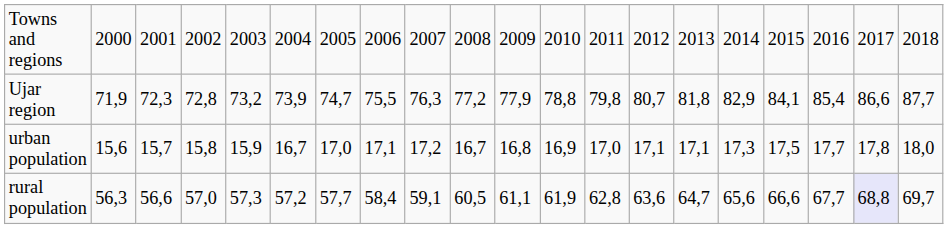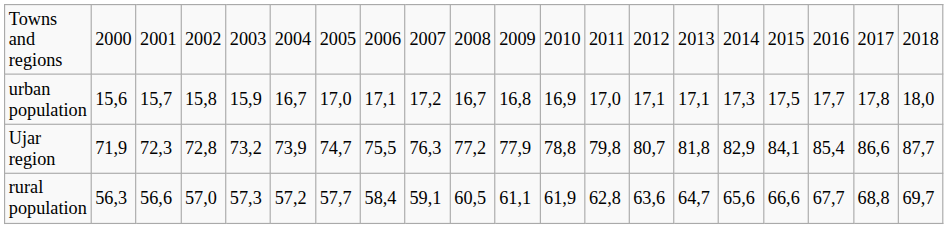rows swapped: (32, 99) <-> (48, 148)
(874, 198) lavender background -> (874, 198) no background
